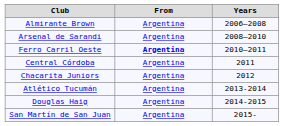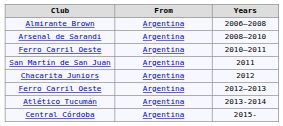(164, 50) bold -> (164, 50) normal
(60, 63) Central Córdoba -> (60, 63) San Martín de San Juan
+ row: (245, 89)
- row: (245, 102)
(60, 115) San Martín de San Juan -> (60, 115) Central Córdoba
